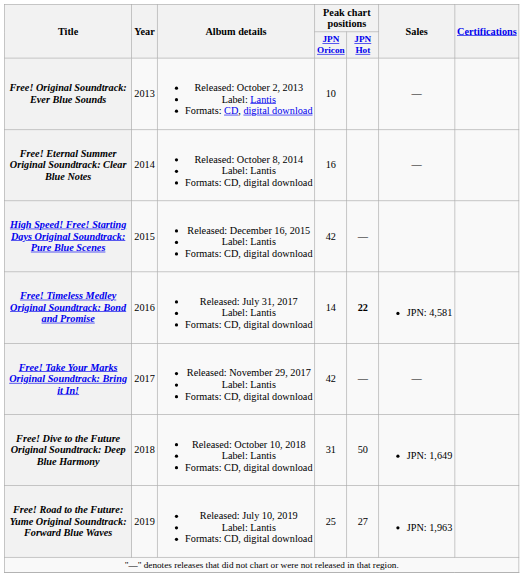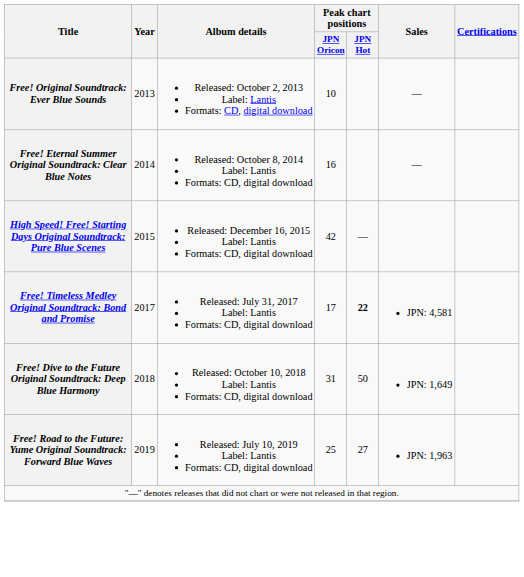(145, 307) 2016 -> (145, 307) 2017
(331, 307) 14 -> (331, 307) 17
- row: (68, 379)
